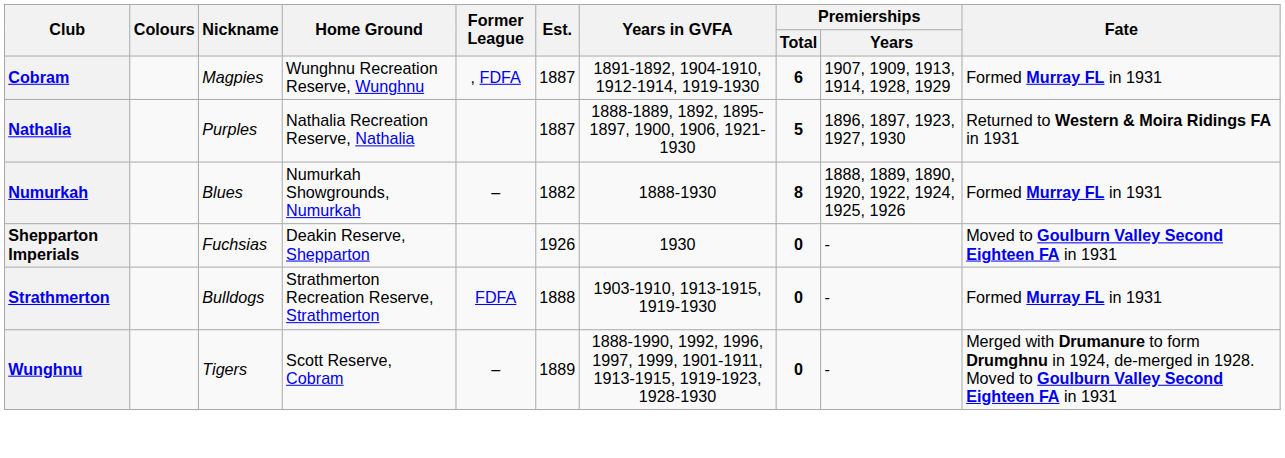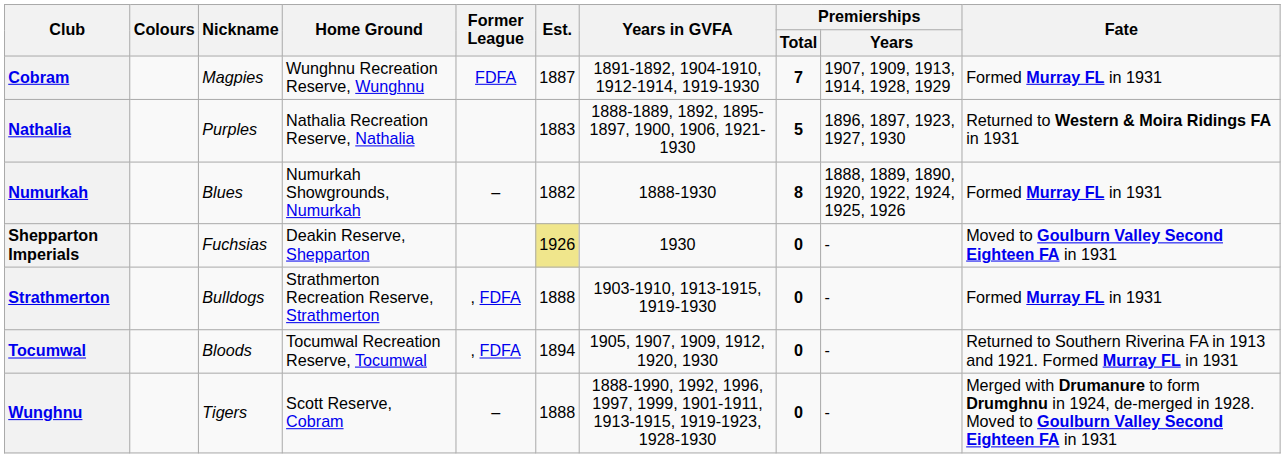(496, 77) , FDFA -> (496, 77) FDFA
(798, 77) 6 -> (798, 77) 7
(557, 130) 1887 -> (557, 130) 1883
(557, 245) no background -> (557, 245) khaki background
(496, 298) FDFA -> (496, 298) , FDFA
+ row: (47, 351)
(557, 369) 1889 -> (557, 413) 1888
